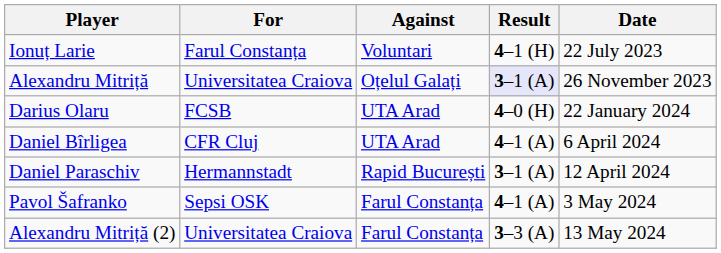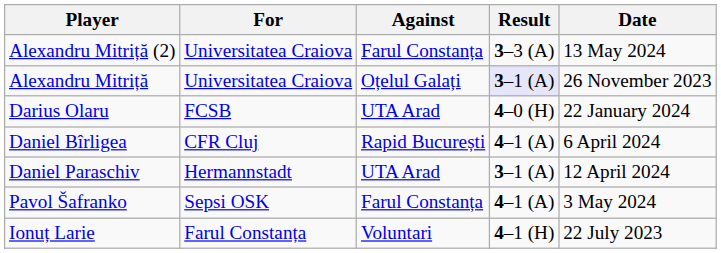rows swapped: (52, 50) <-> (92, 232)
(401, 141) UTA Arad -> (423, 141) Rapid București
(423, 171) Rapid București -> (401, 171) UTA Arad
